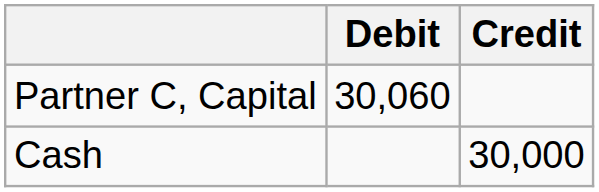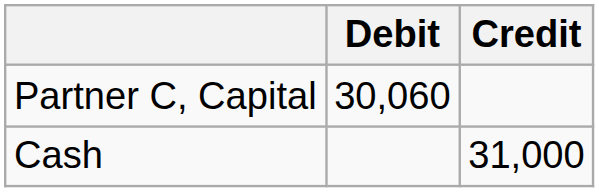(526, 155) 30,000 -> (526, 155) 31,000
